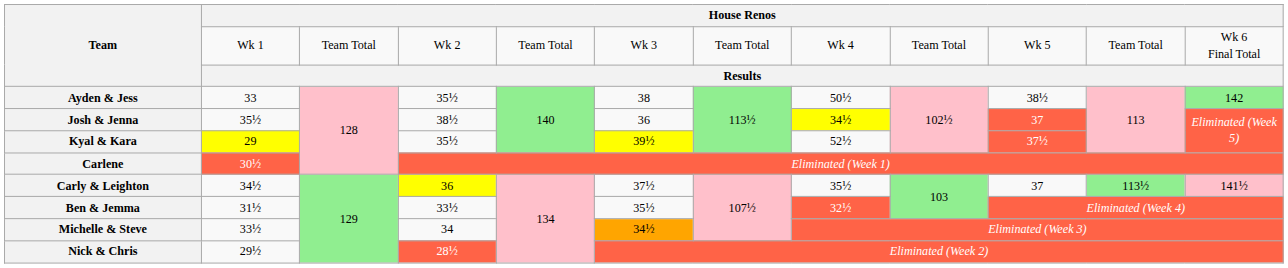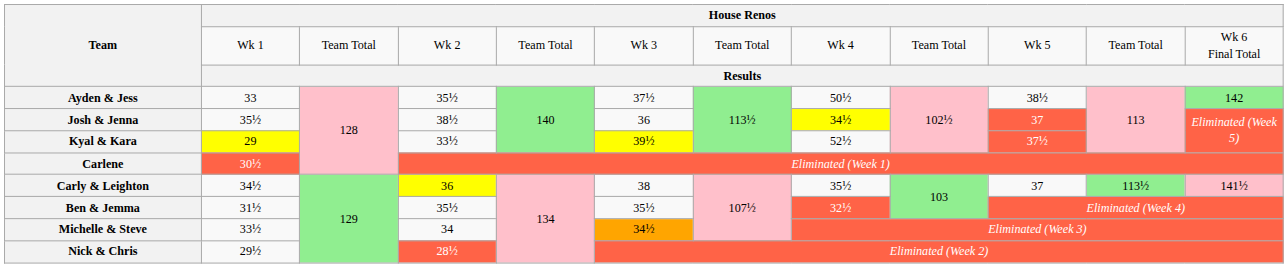(644, 98) 38 -> (644, 98) 37½
(447, 142) 35½ -> (447, 142) 33½
(644, 186) 37½ -> (644, 186) 38
(447, 208) 33½ -> (447, 208) 35½
